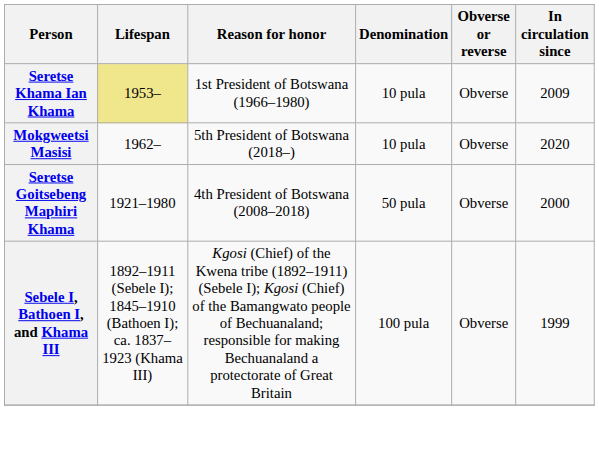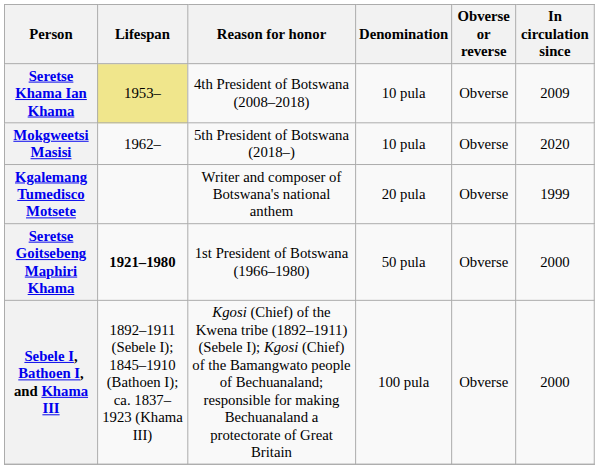(271, 93) 1st President of Botswana (1966–1980) -> (271, 93) 4th President of Botswana (2008–2018)
+ row: (51, 194)
(142, 203) normal -> (142, 262) bold
(271, 203) 4th President of Botswana (2008–2018) -> (271, 262) 1st President of Botswana (1966–1980)
(555, 323) 1999 -> (555, 382) 2000
